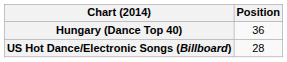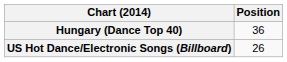(258, 48) 28 -> (258, 48) 26
